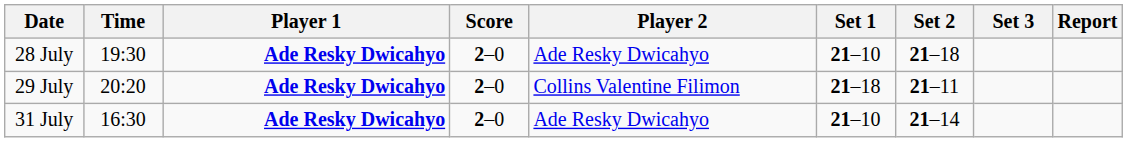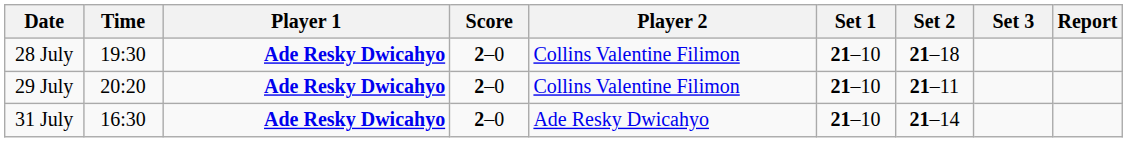(621, 54) Ade Resky Dwicahyo -> (637, 54) Collins Valentine Filimon
(856, 87) 21–18 -> (856, 87) 21–10
